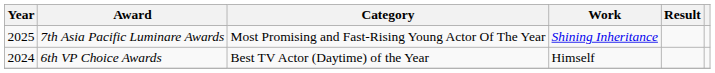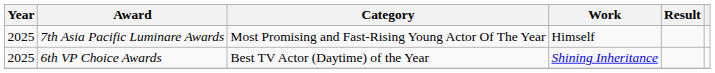(605, 36) Shining Inheritance -> (573, 36) Himself
(21, 57) 2024 -> (21, 57) 2025
(573, 57) Himself -> (605, 57) Shining Inheritance
